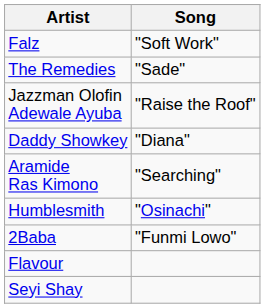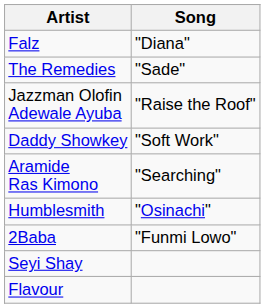(177, 43) "Soft Work" -> (162, 43) "Diana"
(162, 140) "Diana" -> (177, 140) "Soft Work"
rows swapped: (45, 289) <-> (36, 263)
